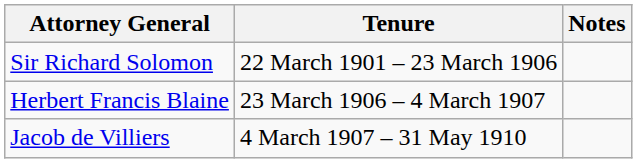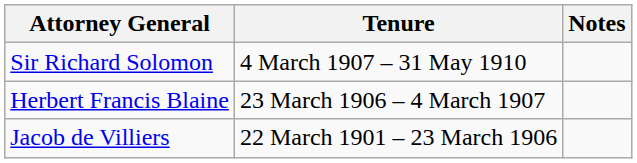(399, 61) 22 March 1901 – 23 March 1906 -> (383, 61) 4 March 1907 – 31 May 1910
(383, 137) 4 March 1907 – 31 May 1910 -> (399, 137) 22 March 1901 – 23 March 1906
